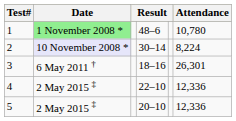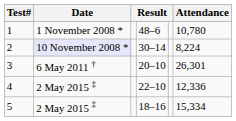(80, 30) lightgreen background -> (80, 30) no background
(152, 66) 18–16 -> (152, 66) 20–10
(152, 106) 20–10 -> (152, 106) 18–16
(191, 106) 12,336 -> (191, 106) 15,334
